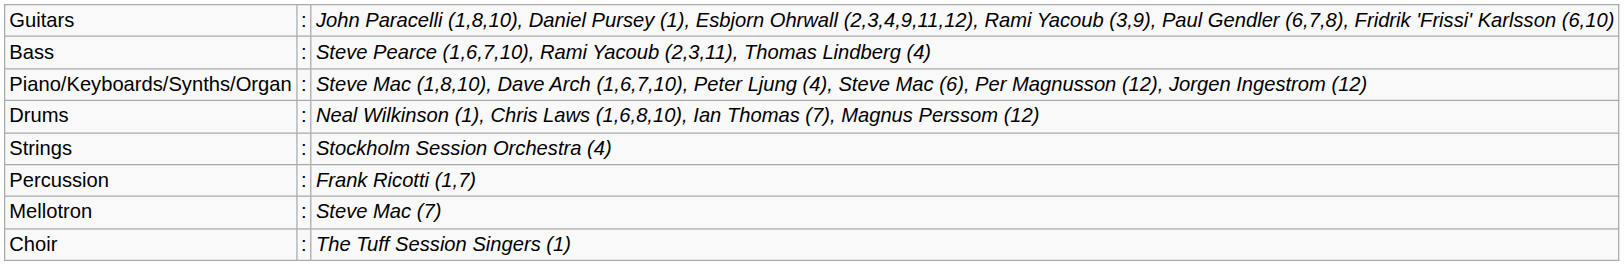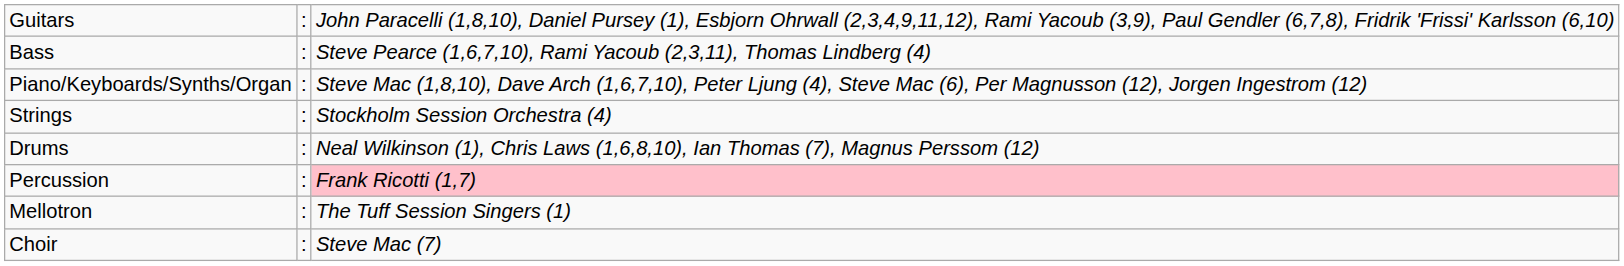rows swapped: (39, 116) <-> (41, 148)
(396, 180) no background -> (396, 180) pink background
(379, 212) Steve Mac (7) -> (443, 212) The Tuff Session Singers (1)
(443, 244) The Tuff Session Singers (1) -> (379, 244) Steve Mac (7)
